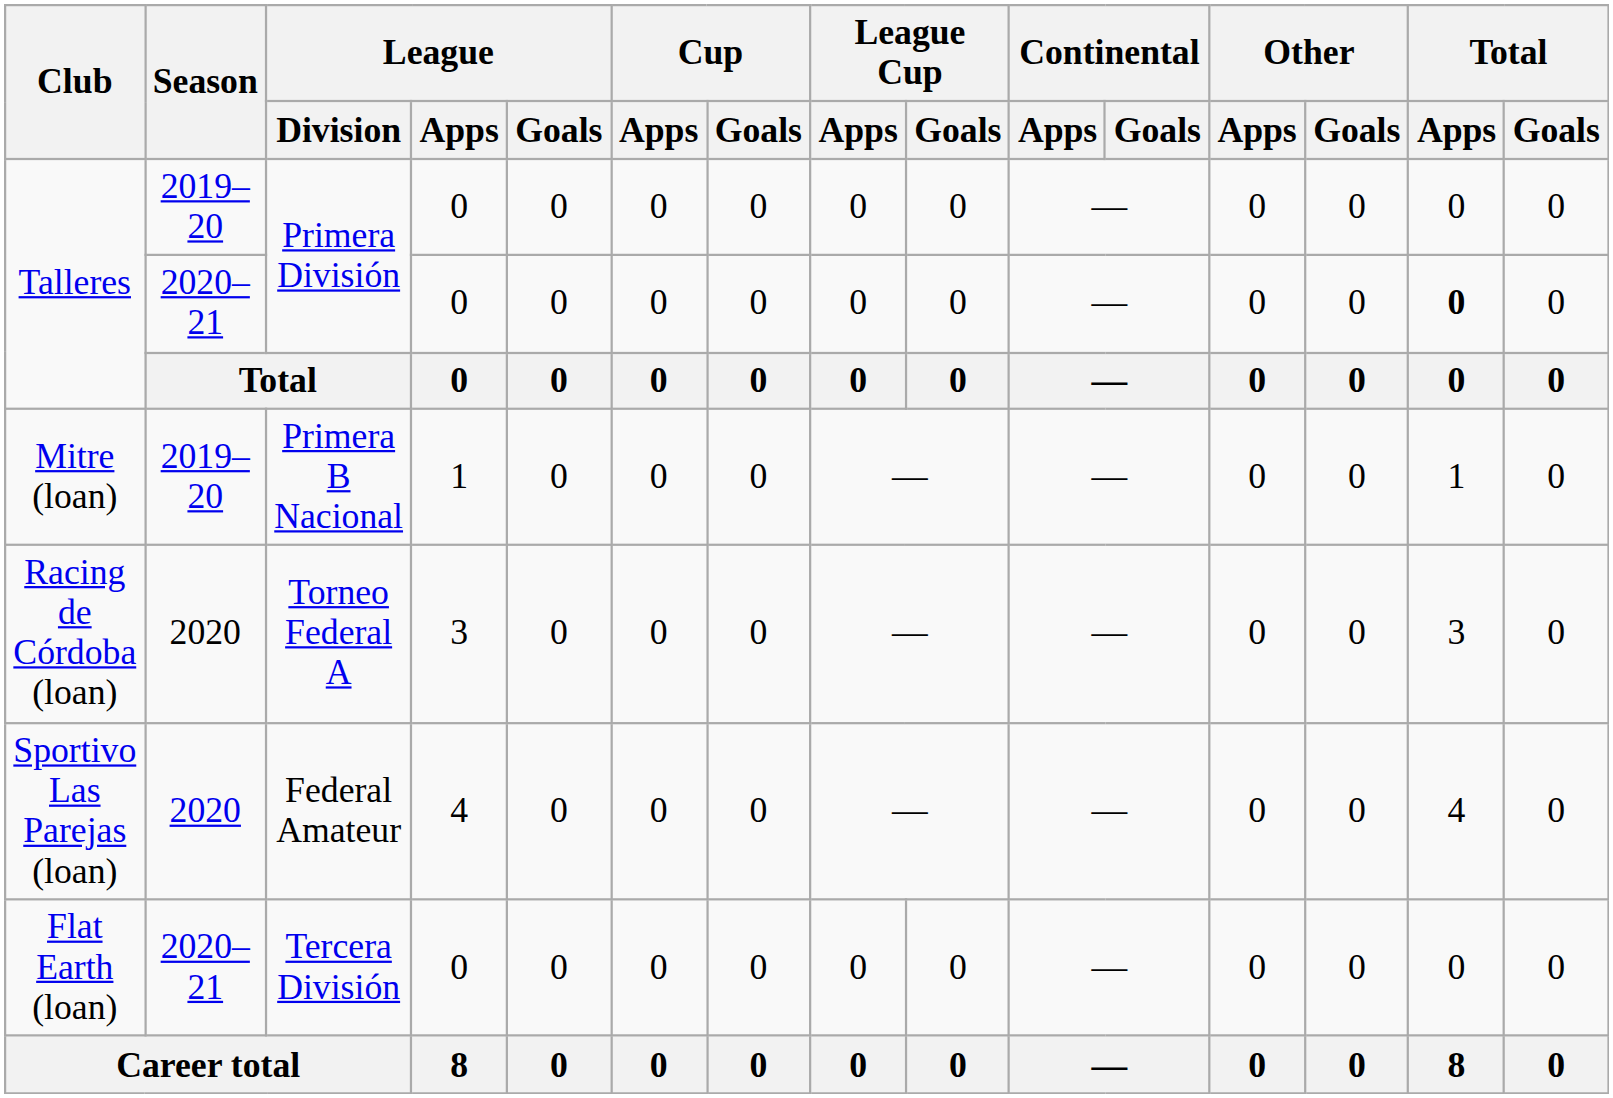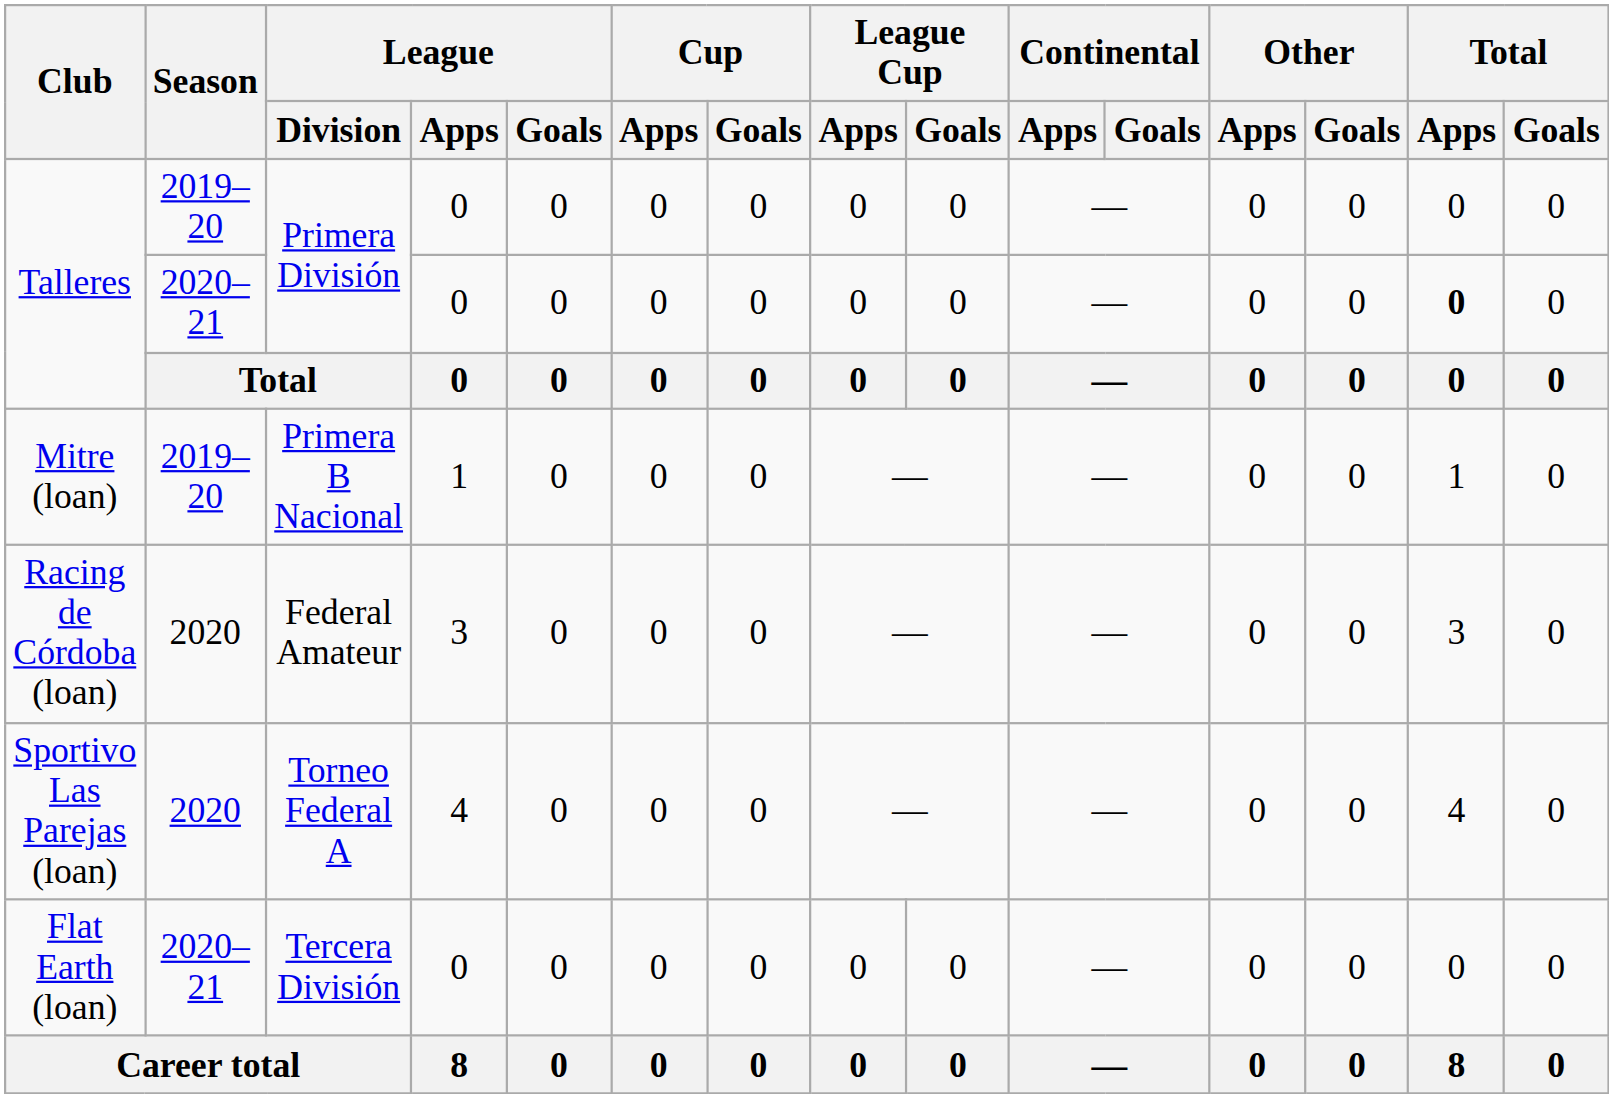(339, 633) Torneo Federal A -> (339, 633) Federal Amateur
(339, 810) Federal Amateur -> (339, 810) Torneo Federal A
